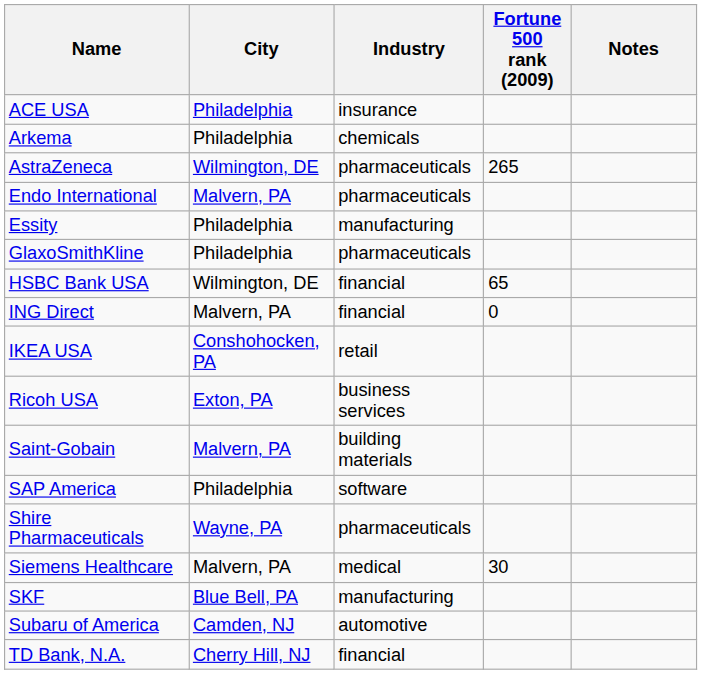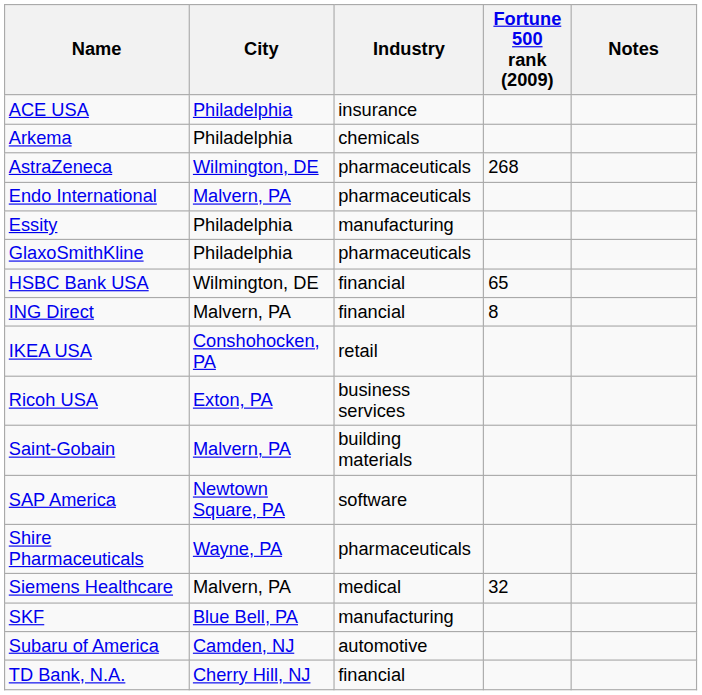(503, 167) 265 -> (503, 167) 268
(493, 311) 0 -> (493, 311) 8
(243, 489) Philadelphia -> (239, 499) Newtown Square, PA
(498, 567) 30 -> (498, 588) 32
